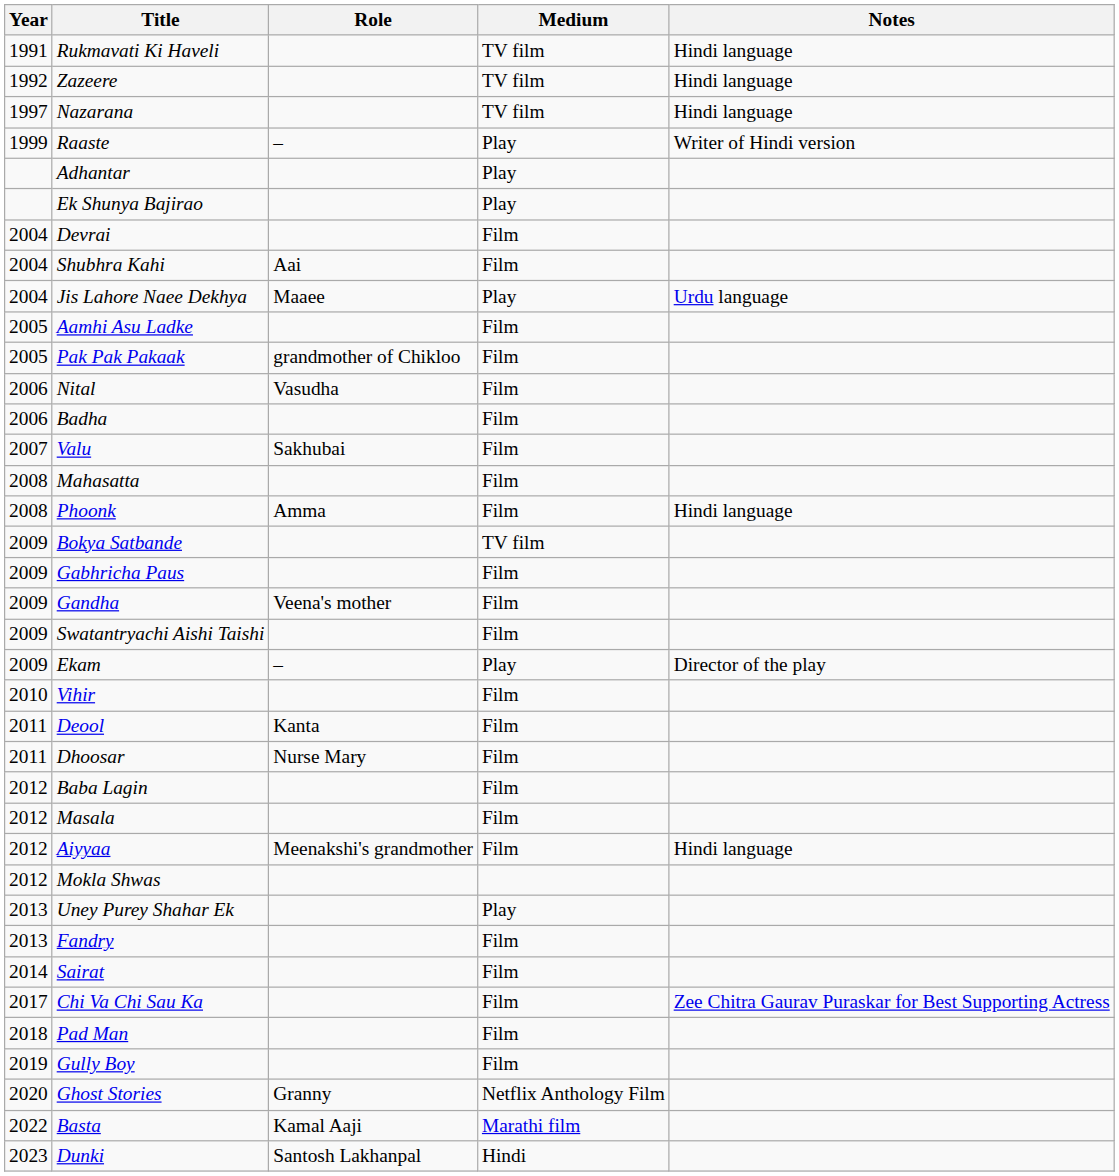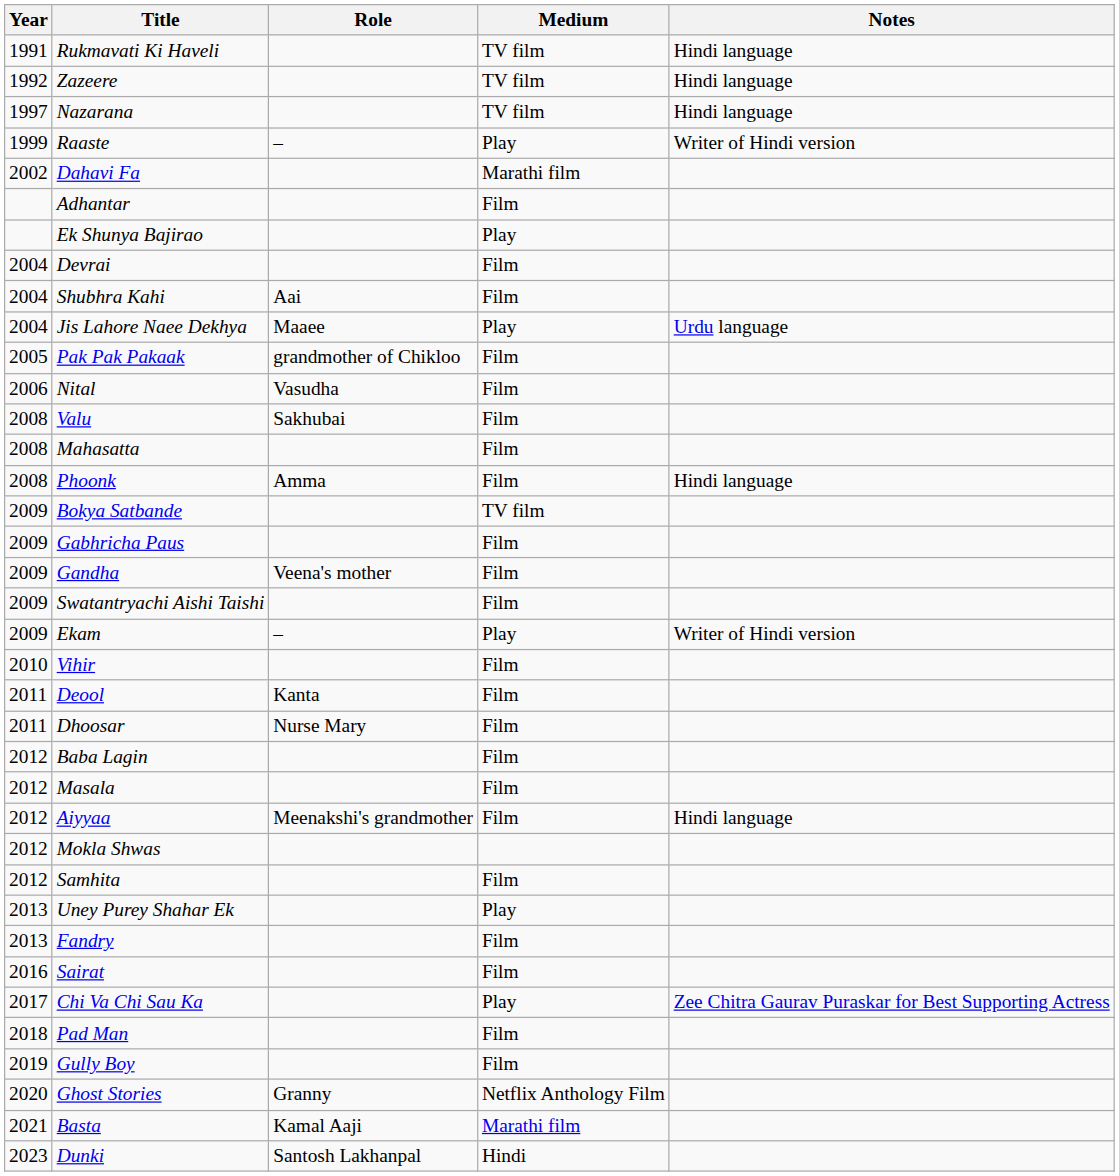+ row: (98, 173)
(499, 173) Play -> (500, 204) Film
- row: (125, 326)
- row: (82, 419)
(28, 449) 2007 -> (28, 419) 2008
(750, 664) Director of the play -> (764, 633) Writer of Hindi version
+ row: (88, 879)
(28, 971) 2014 -> (28, 971) 2016
(500, 1002) Film -> (499, 1002) Play
(28, 1125) 2022 -> (28, 1125) 2021
